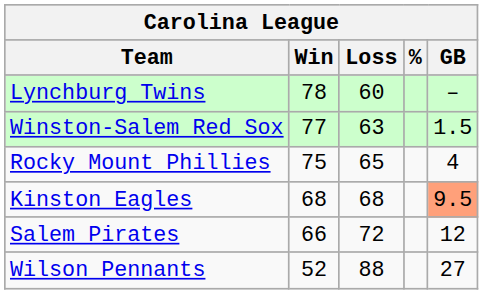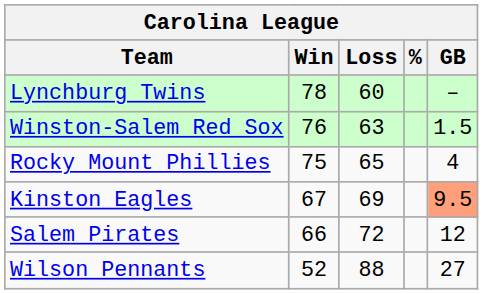(314, 129) 77 -> (314, 129) 76
(314, 199) 68 -> (314, 199) 67
(371, 199) 68 -> (371, 199) 69
